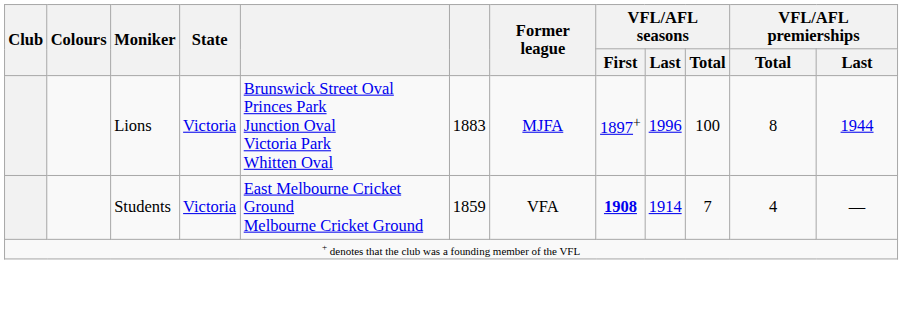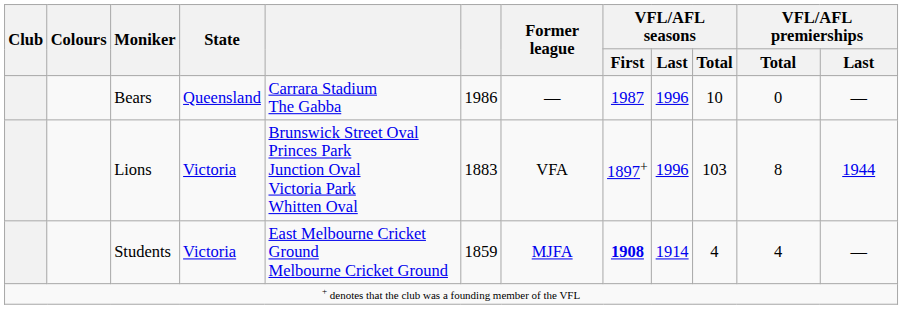+ row: (133, 97)
(543, 125) MJFA -> (552, 170) VFA
(708, 125) 100 -> (714, 170) 103
(543, 207) VFA -> (552, 251) MJFA
(708, 207) 7 -> (714, 251) 4
